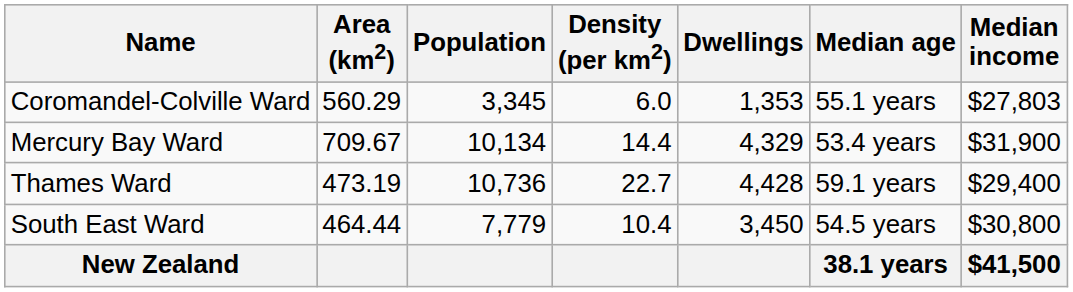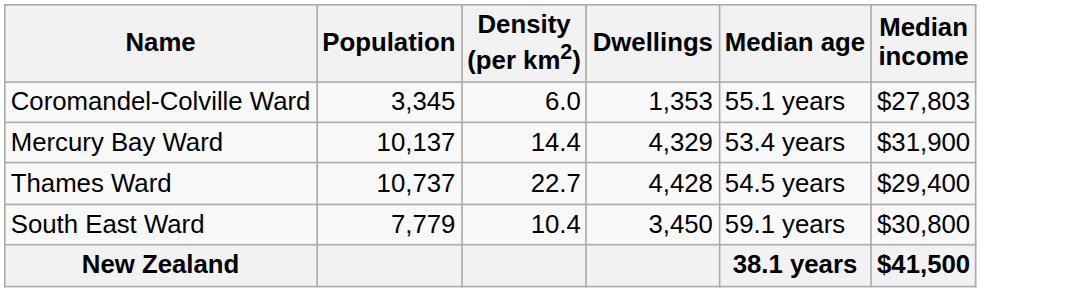- column: (362, 42)
(507, 142) 10,134 -> (416, 142) 10,137
(507, 183) 10,736 -> (416, 183) 10,737
(876, 183) 59.1 years -> (785, 183) 54.5 years
(876, 224) 54.5 years -> (785, 224) 59.1 years
